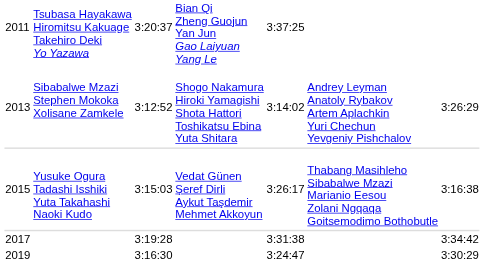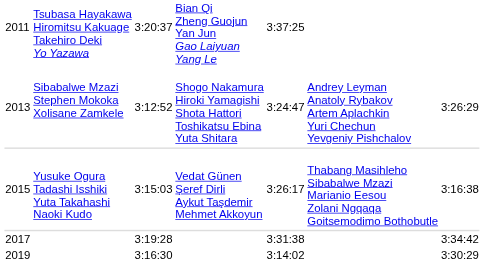(286, 107) 3:14:02 -> (286, 107) 3:24:47
(286, 255) 3:24:47 -> (286, 255) 3:14:02
